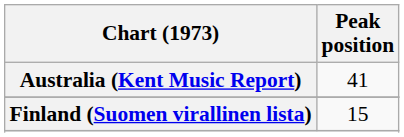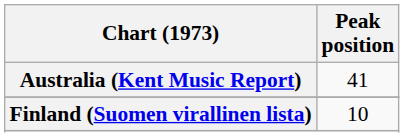(358, 113) 15 -> (358, 113) 10
